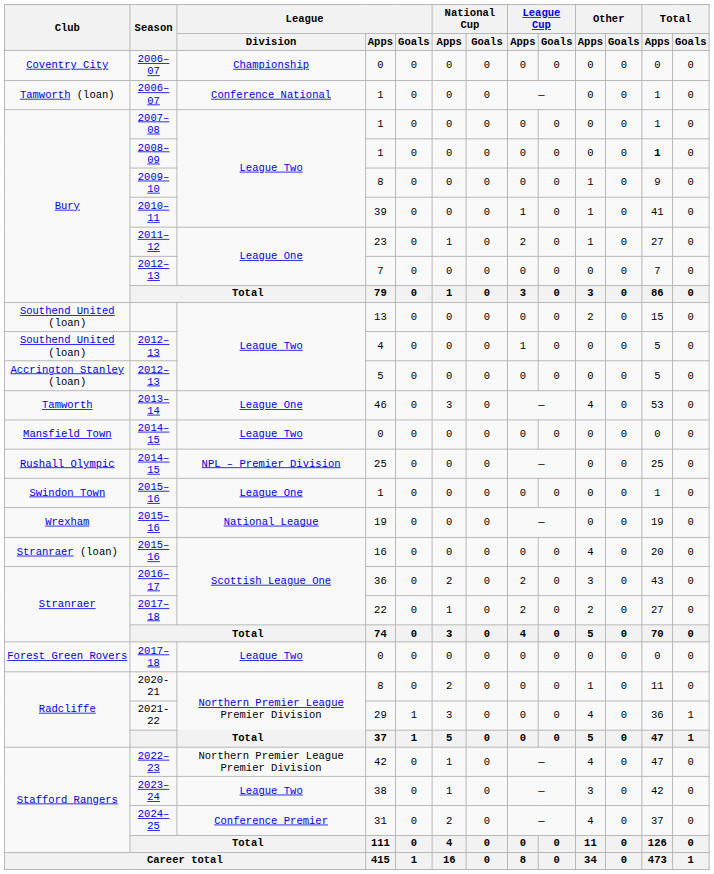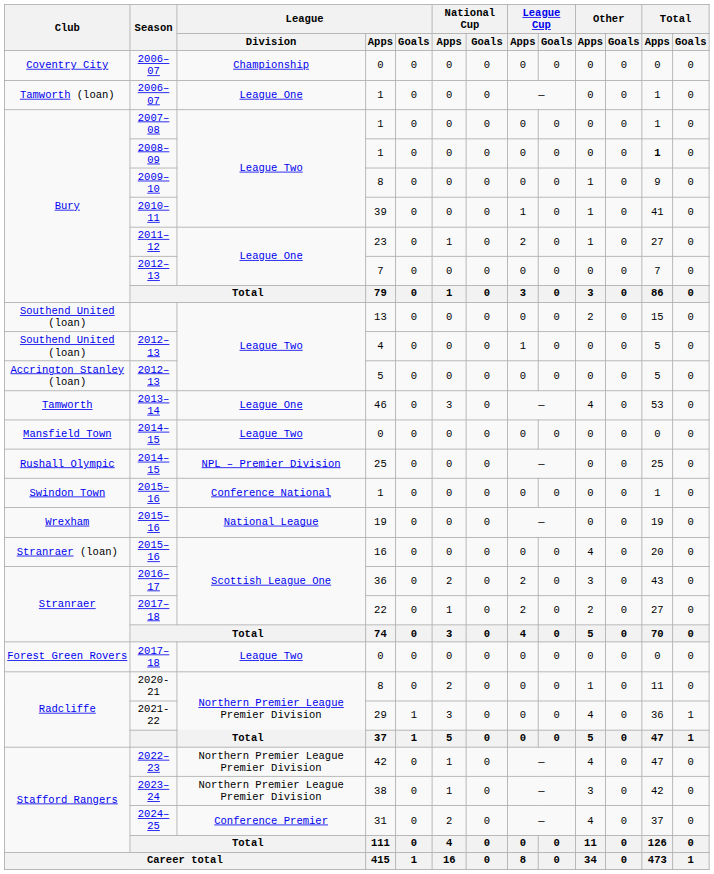(271, 95) Conference National -> (271, 95) League One
(271, 493) League One -> (271, 493) Conference National
(271, 791) League Two -> (271, 791) Northern Premier League Premier Division
